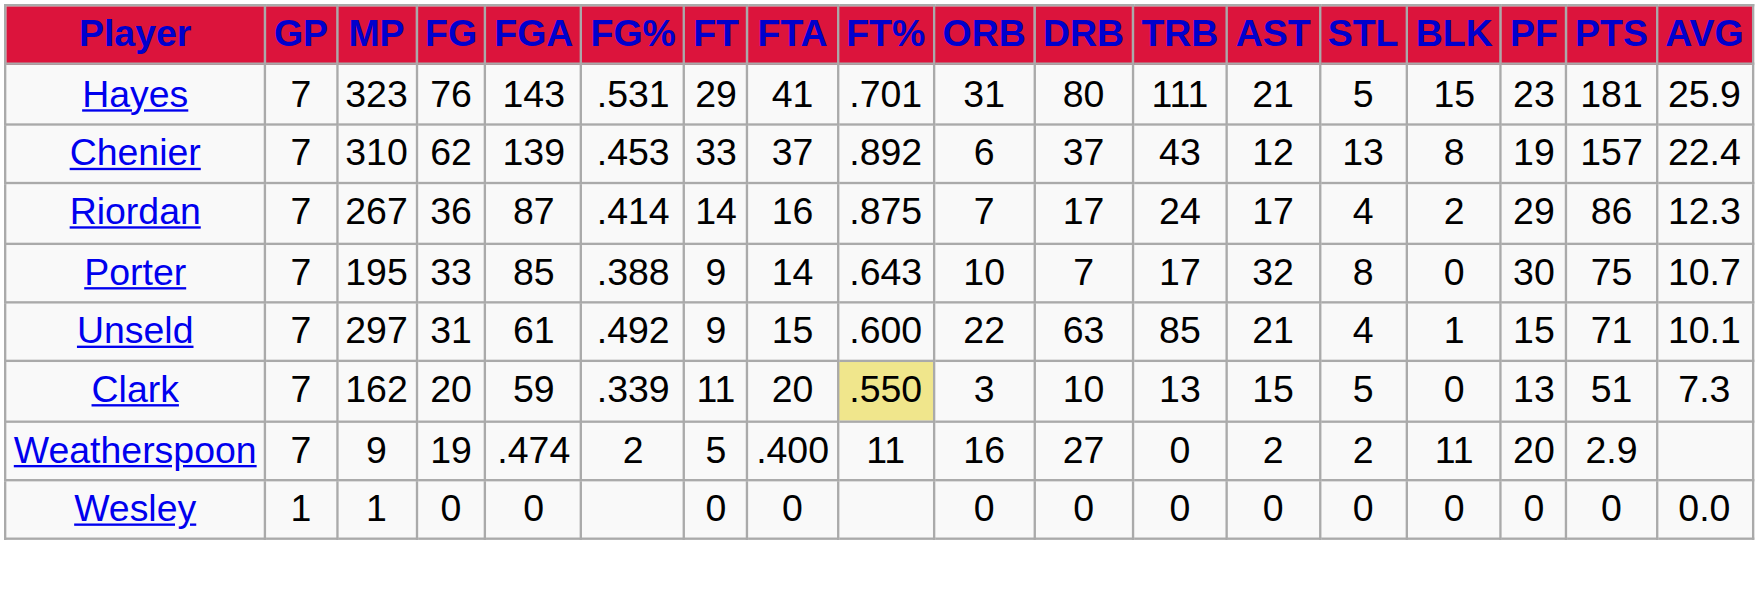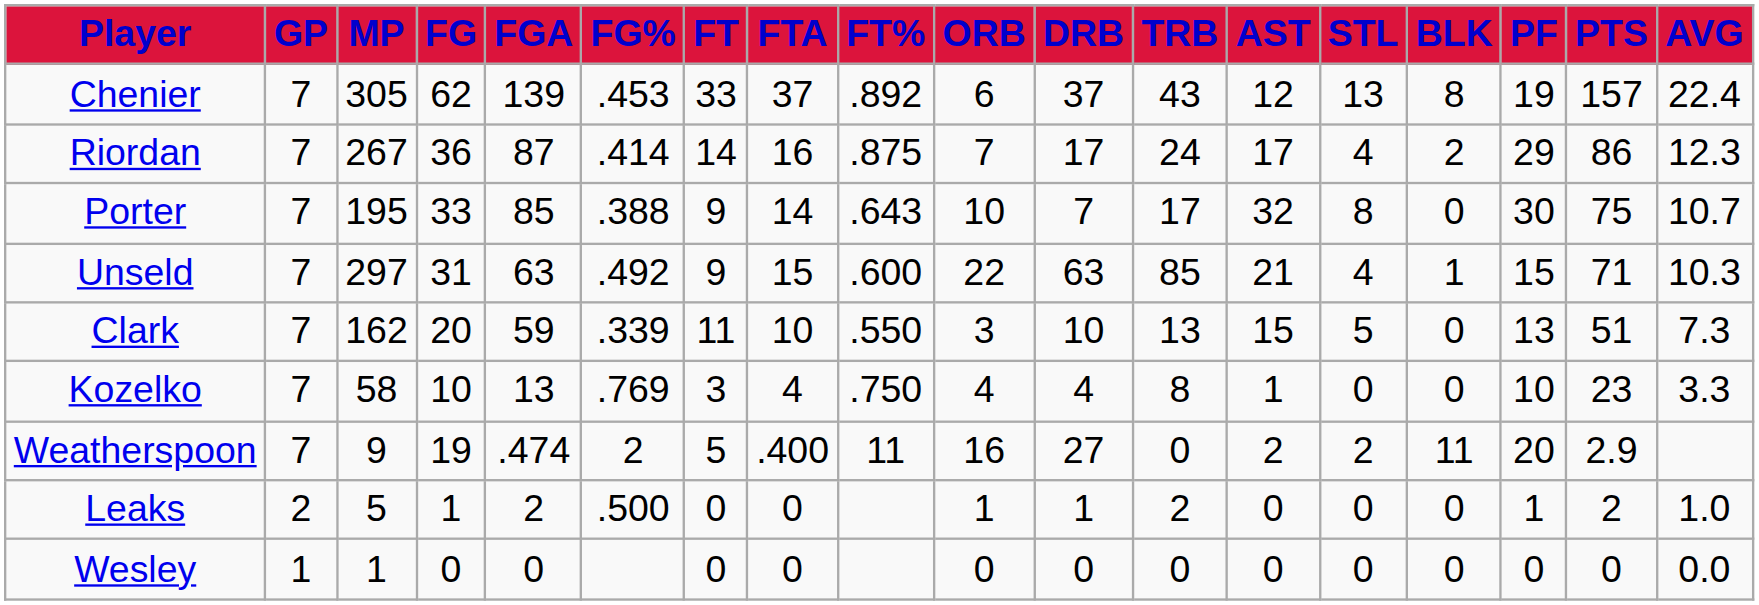- row: (135, 93)
(377, 152) 310 -> (377, 93) 305
(534, 331) 61 -> (534, 271) 63
(1704, 331) 10.1 -> (1704, 271) 10.3
(793, 390) 20 -> (793, 331) 10
(886, 390) khaki background -> (886, 331) no background
+ row: (135, 390)
+ row: (135, 509)
